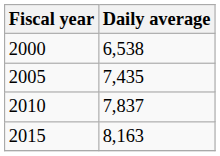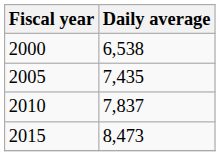(123, 135) 8,163 -> (123, 135) 8,473
